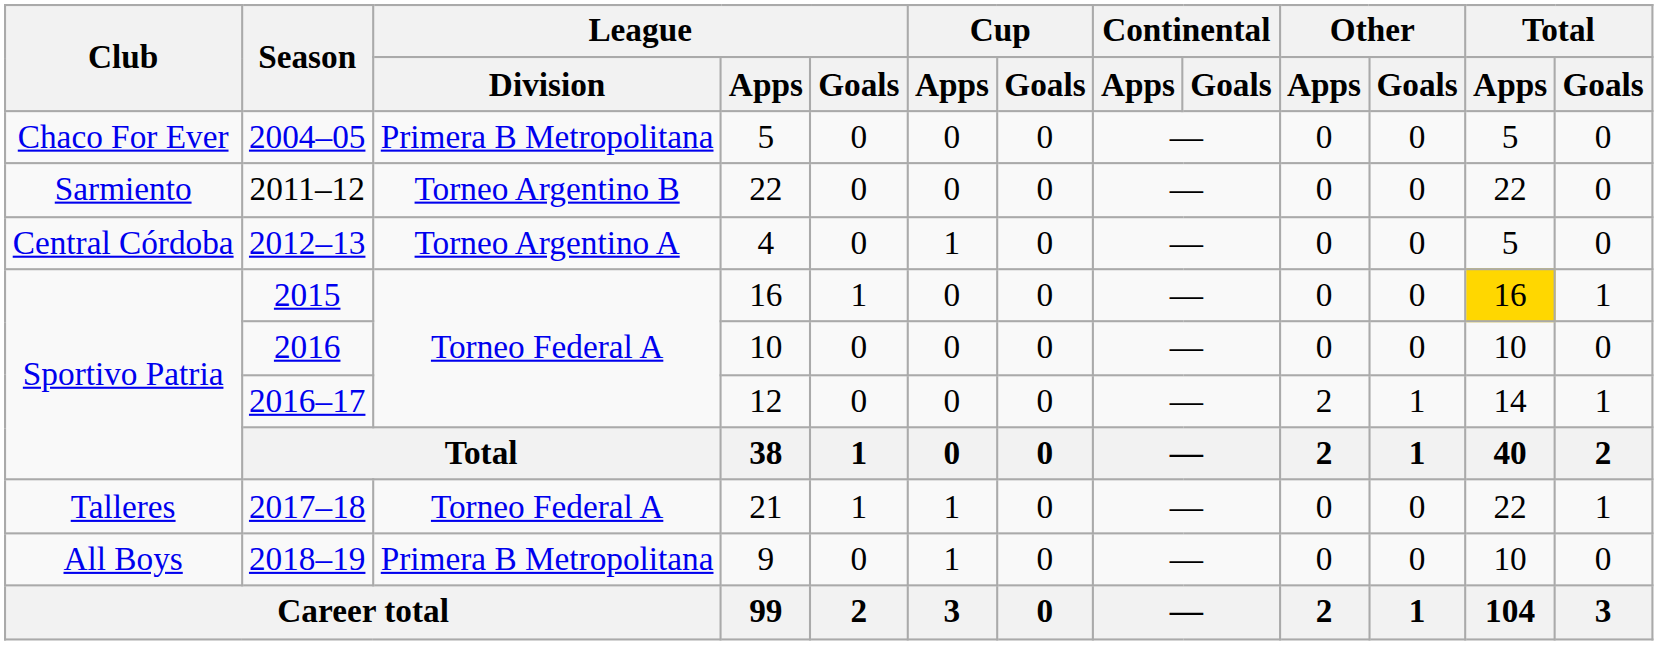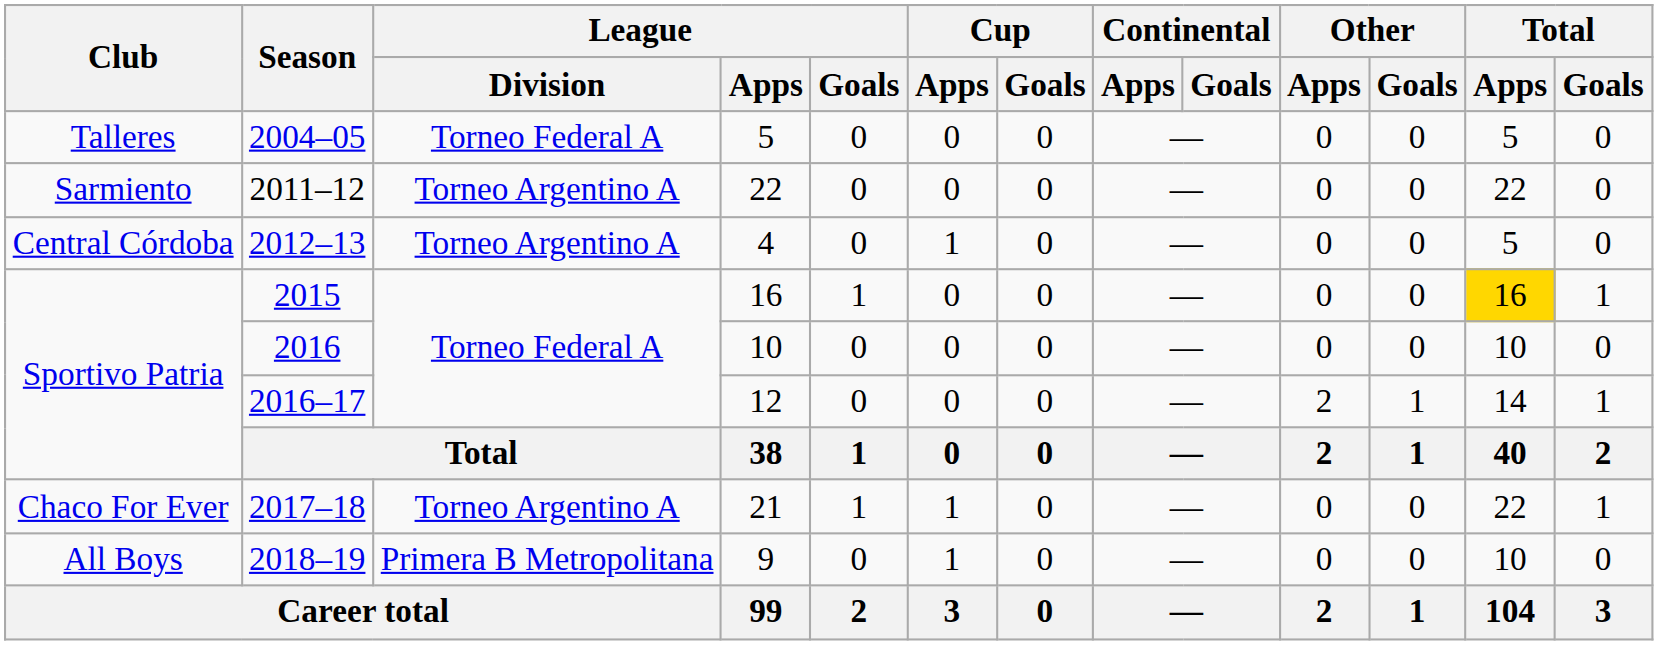(123, 136) Chaco For Ever -> (123, 136) Talleres
(547, 136) Primera B Metropolitana -> (547, 136) Torneo Federal A
(547, 189) Torneo Argentino B -> (547, 189) Torneo Argentino A
(123, 505) Talleres -> (123, 505) Chaco For Ever
(547, 505) Torneo Federal A -> (547, 505) Torneo Argentino A
